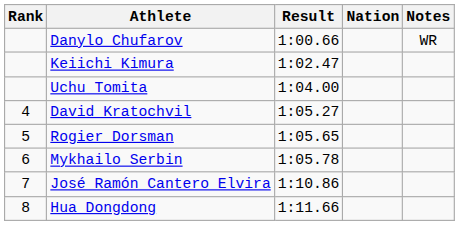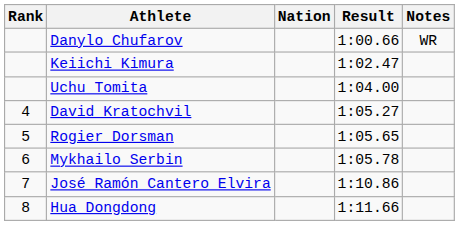columns swapped: (373, 17) <-> (309, 17)
